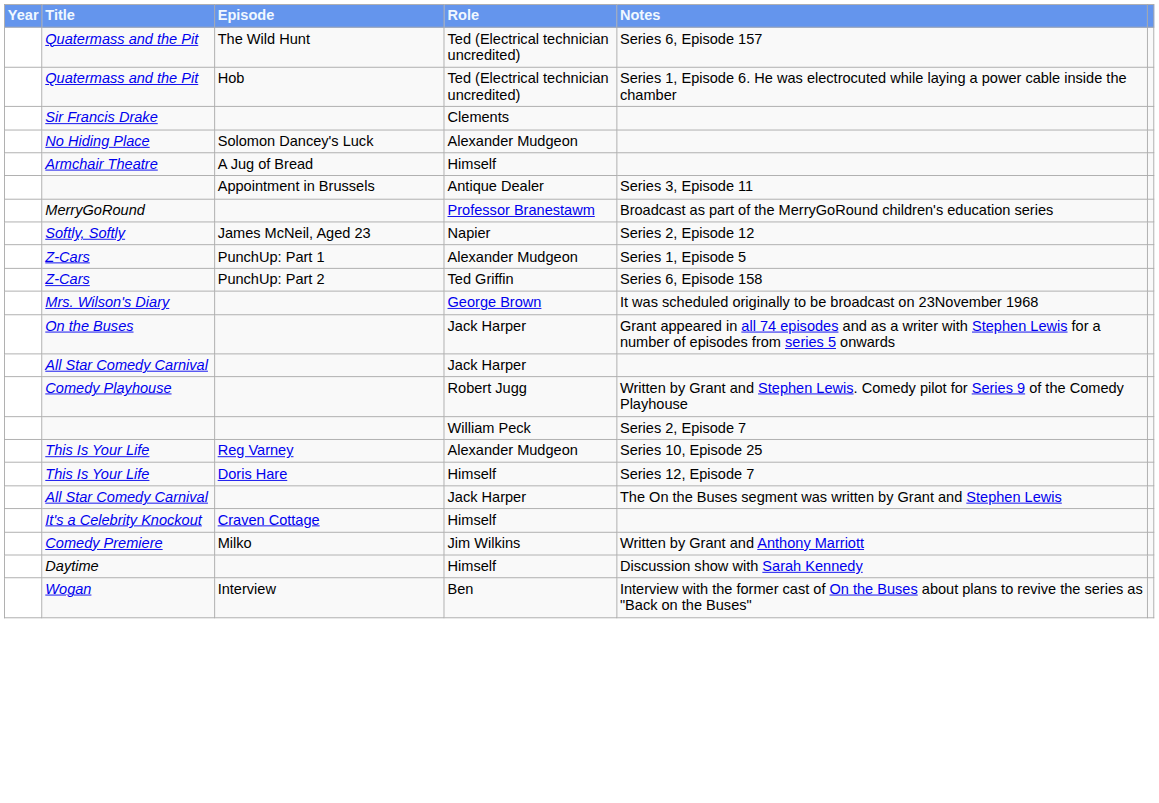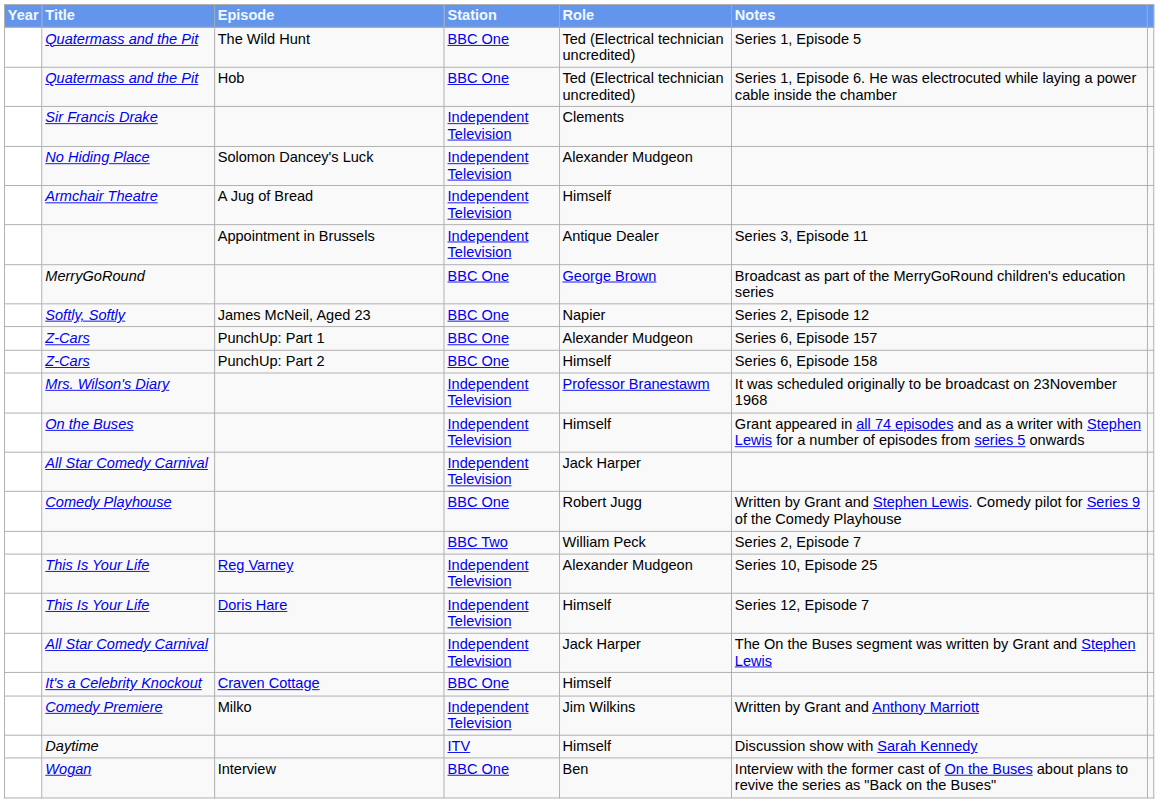+ column: (472, 16)
(691, 39) Series 6, Episode 157 -> (798, 39) Series 1, Episode 5
(521, 210) Professor Branestawm -> (609, 275) George Brown
(683, 256) Series 1, Episode 5 -> (806, 338) Series 6, Episode 157
(481, 279) Ted Griffin -> (587, 361) Himself
(494, 302) George Brown -> (636, 384) Professor Branestawm
(487, 325) Jack Harper -> (587, 424) Himself
